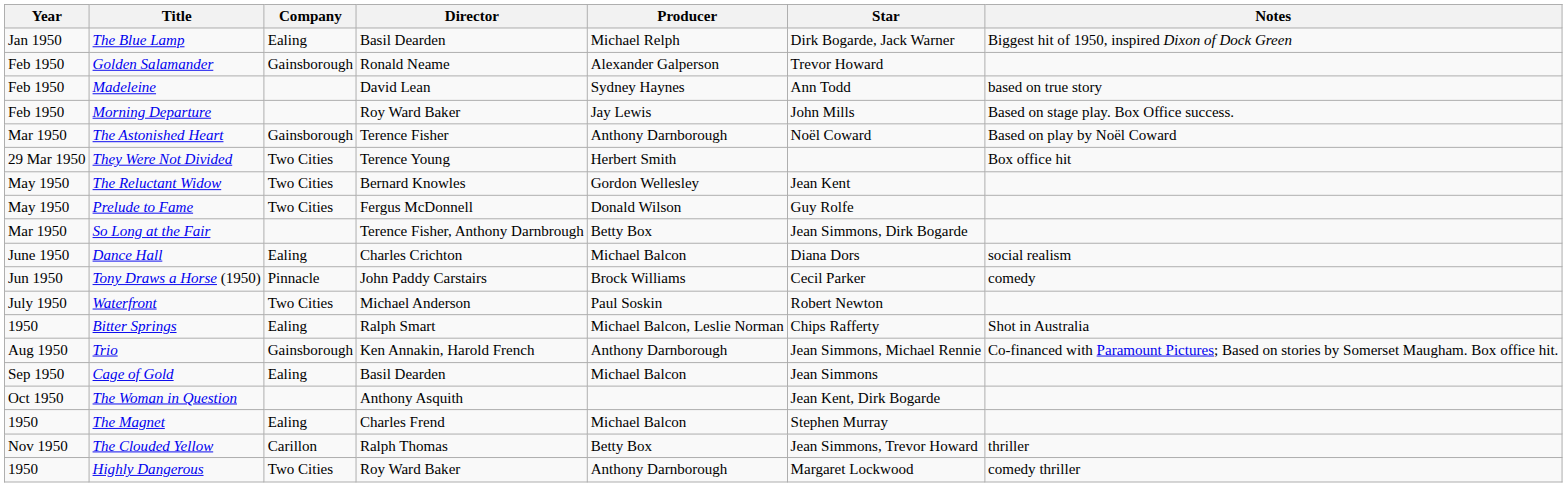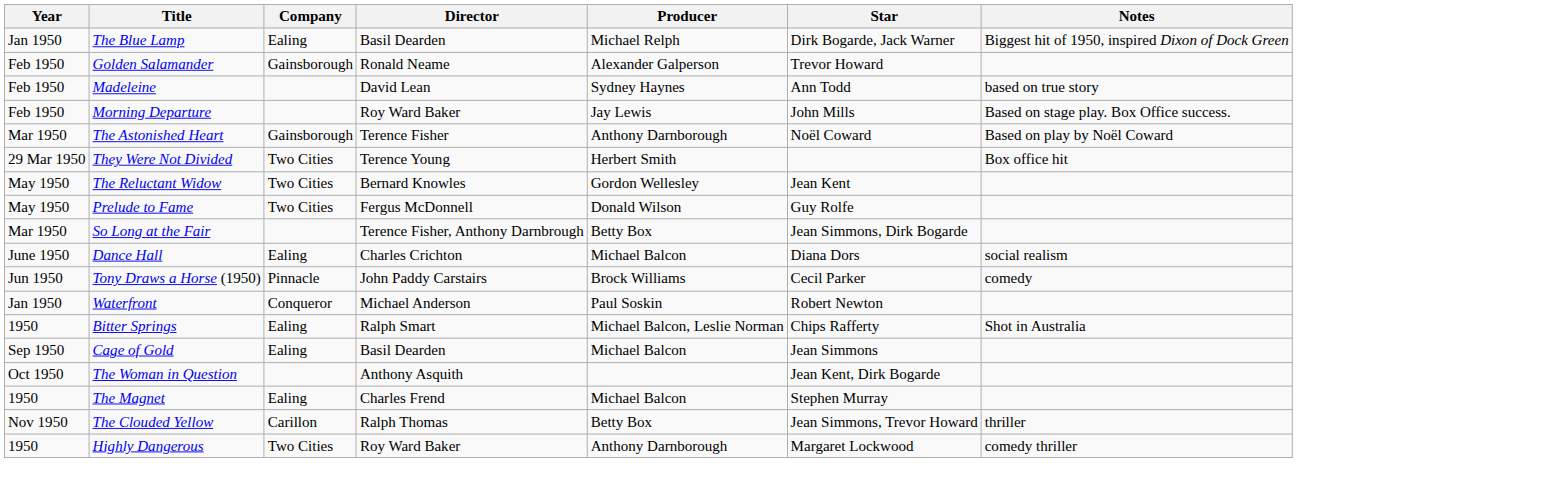(37, 302) July 1950 -> (35, 302) Jan 1950
(300, 302) Two Cities -> (300, 302) Conqueror
- row: (105, 350)
